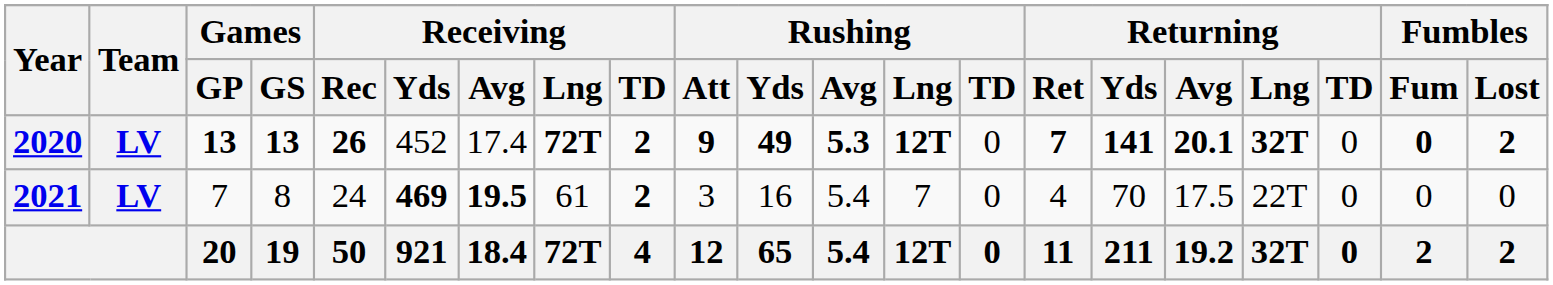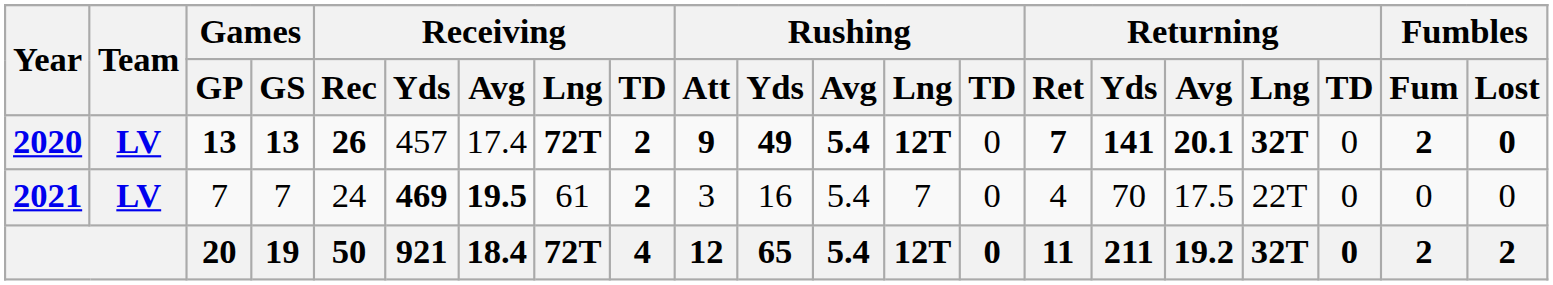(422, 141) 452 -> (422, 141) 457
(848, 141) 5.3 -> (848, 141) 5.4
(1424, 141) 0 -> (1424, 141) 2
(1507, 141) 2 -> (1507, 141) 0
(282, 196) 8 -> (282, 196) 7
